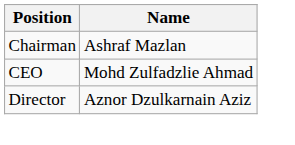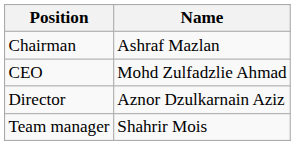+ row: (59, 126)
